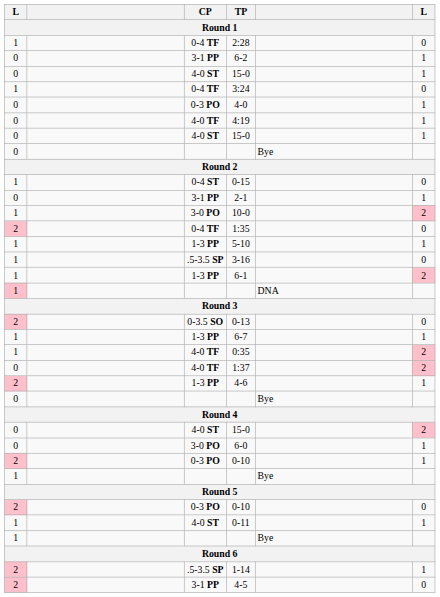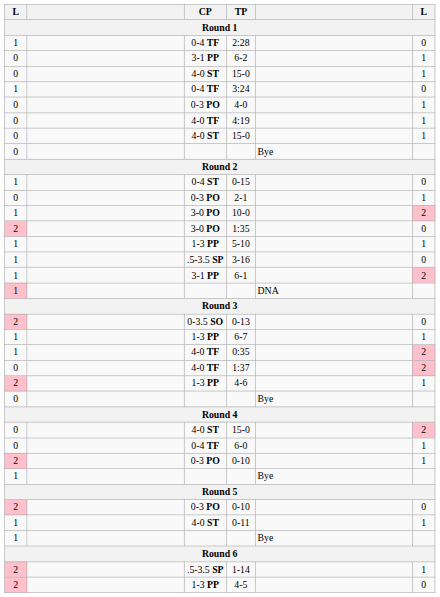(205, 197) 3-1 PP -> (205, 197) 0-3 PO
(205, 228) 0-4 TF -> (205, 228) 3-0 PO
(205, 275) 1-3 PP -> (205, 275) 3-1 PP
(205, 445) 3-0 PO -> (205, 445) 0-4 TF
(205, 584) 3-1 PP -> (205, 584) 1-3 PP
